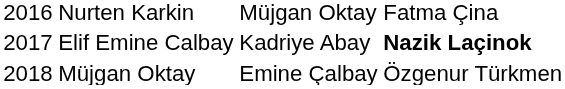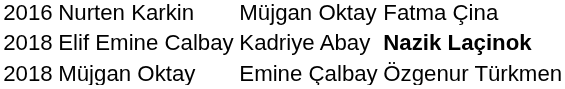(28, 43) 2017 -> (28, 43) 2018
